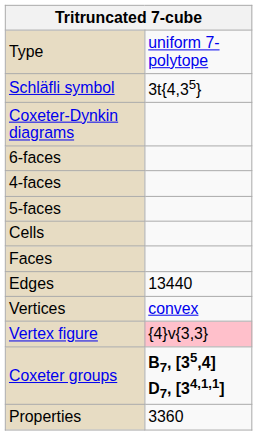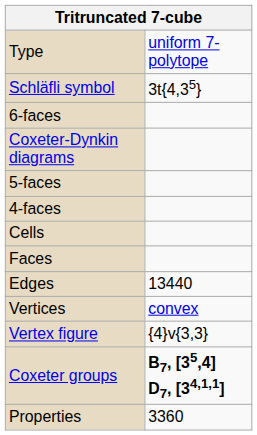rows swapped: (64, 124) <-> (35, 158)
rows swapped: (35, 208) <-> (35, 183)
(178, 334) pink background -> (178, 334) no background
